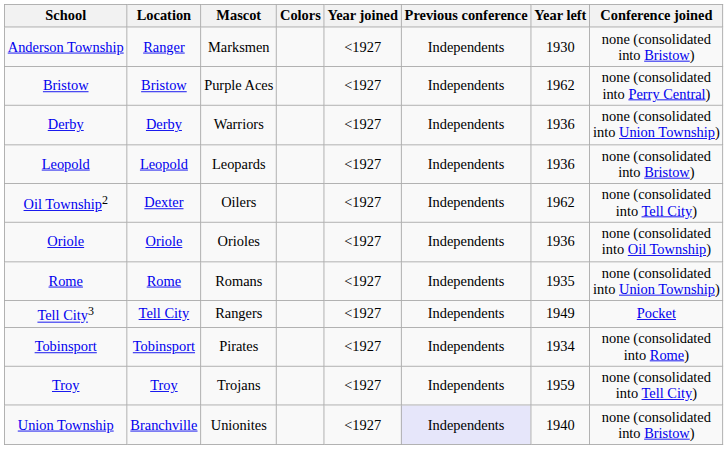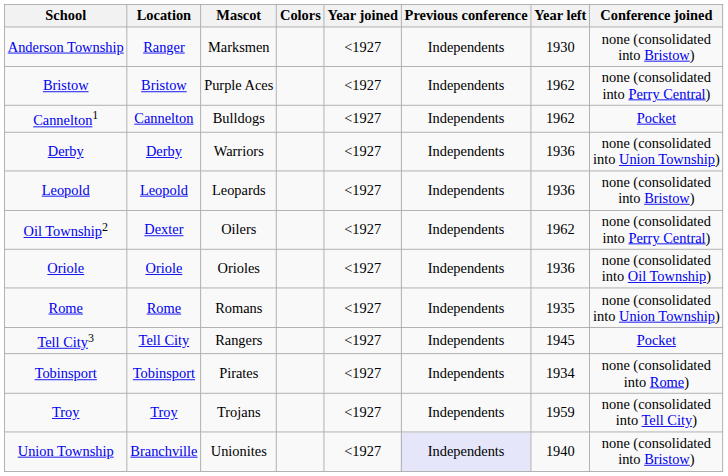+ row: (66, 118)
(656, 203) none (consolidated into Tell City) -> (656, 229) none (consolidated into Perry Central)
(560, 313) 1949 -> (560, 340) 1945
